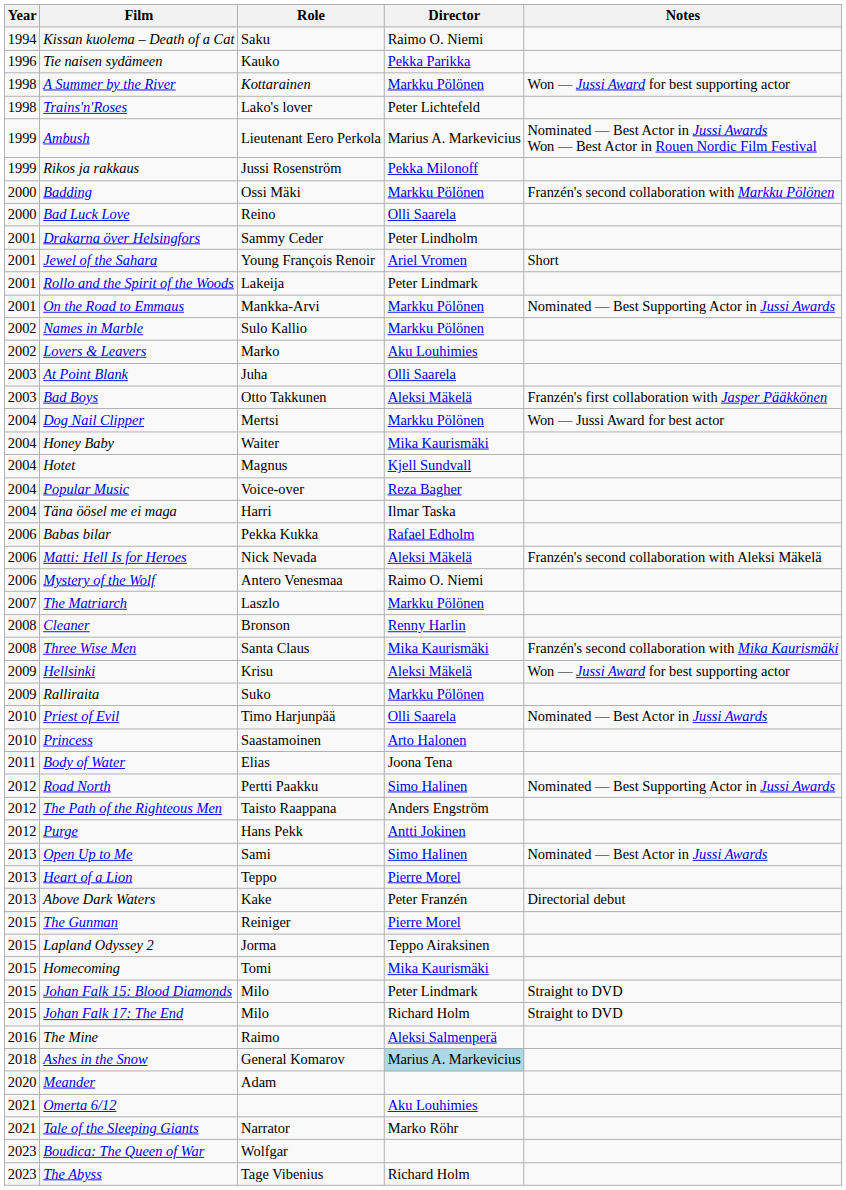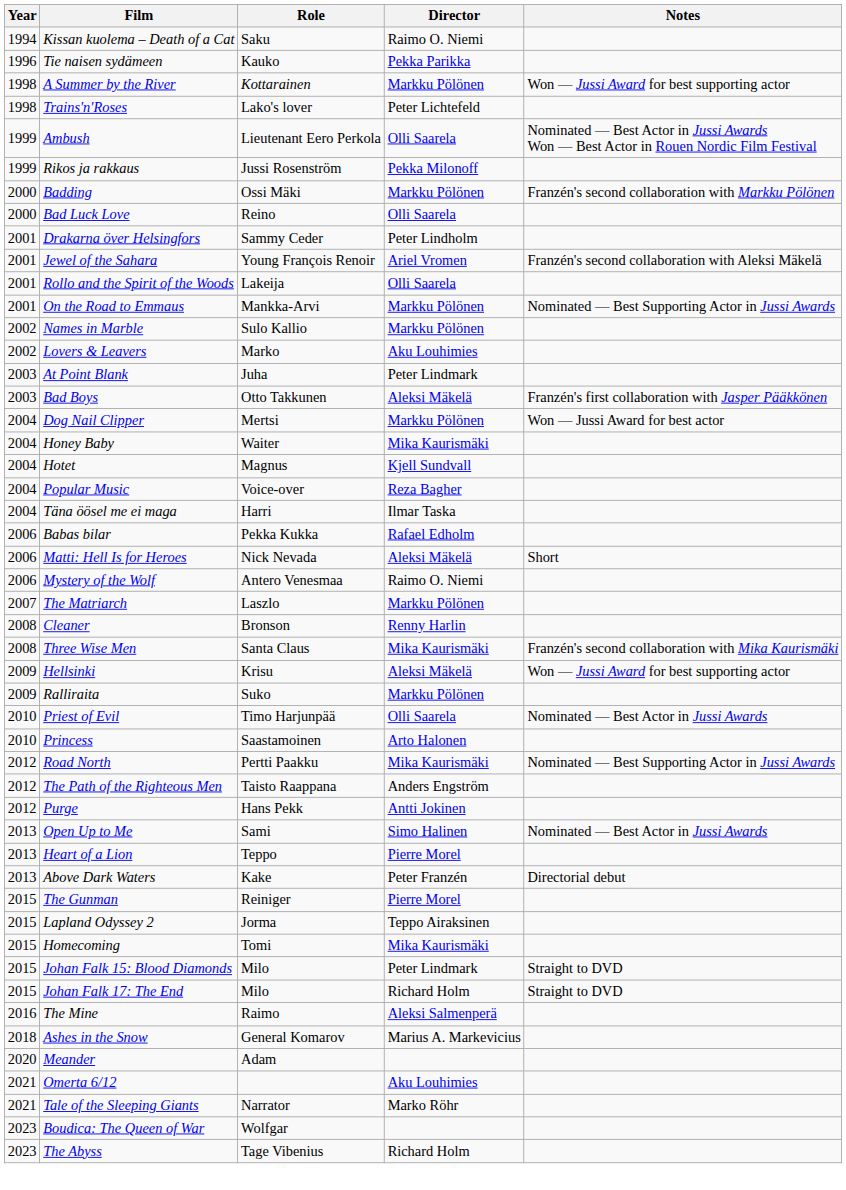(454, 138) Marius A. Markevicius -> (422, 138) Olli Saarela
(543, 260) Short -> (675, 260) Franzén's second collaboration with Aleksi Mäkelä
(433, 283) Peter Lindmark -> (422, 283) Olli Saarela
(422, 374) Olli Saarela -> (433, 374) Peter Lindmark
(675, 557) Franzén's second collaboration with Aleksi Mäkelä -> (543, 557) Short
- row: (84, 762)
(427, 785) Simo Halinen -> (438, 762) Mika Kaurismäki
(454, 1059) lightblue background -> (454, 1036) no background
